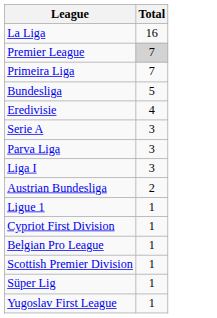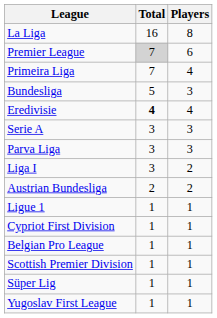+ column: (190, 14)
(152, 110) normal -> (152, 110) bold
